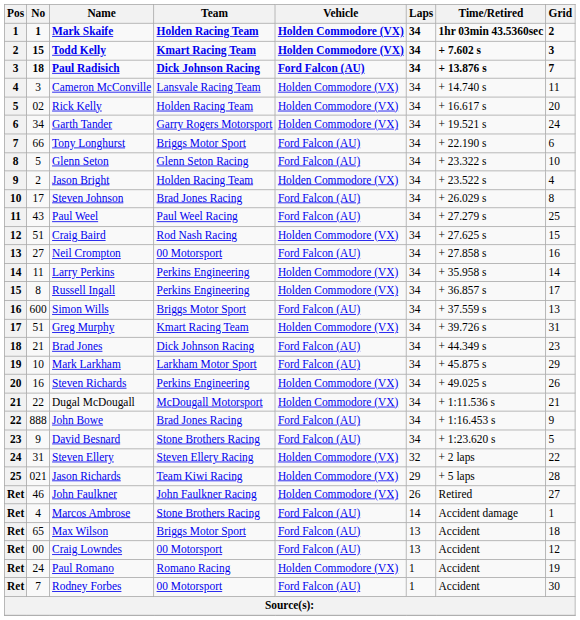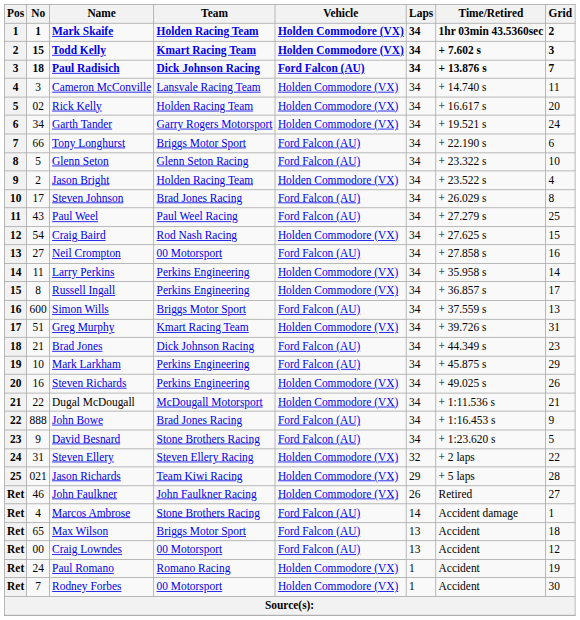(38, 235) 51 -> (38, 235) 54
(207, 365) Larkham Motor Sport -> (203, 365) Perkins Engineering
(319, 587) Ford Falcon (AU) -> (338, 587) Holden Commodore (VX)
